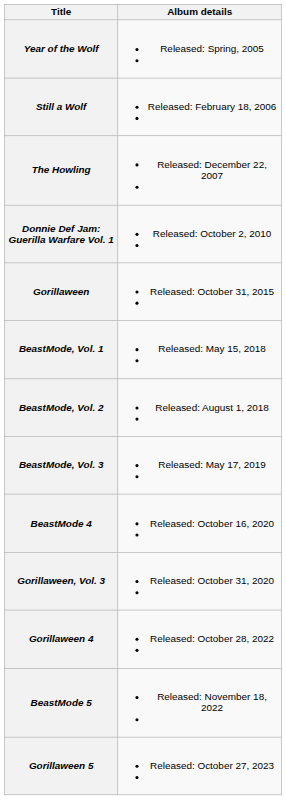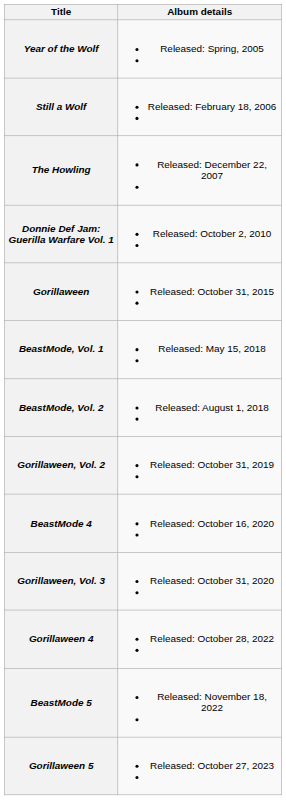- row: (61, 465)
+ row: (61, 465)
